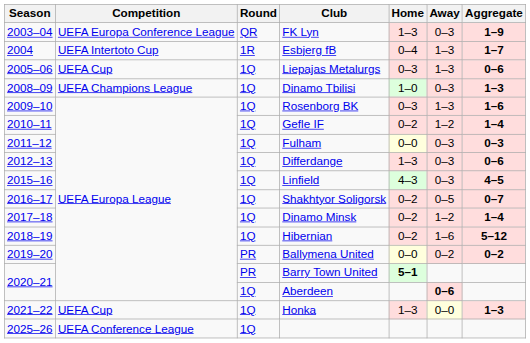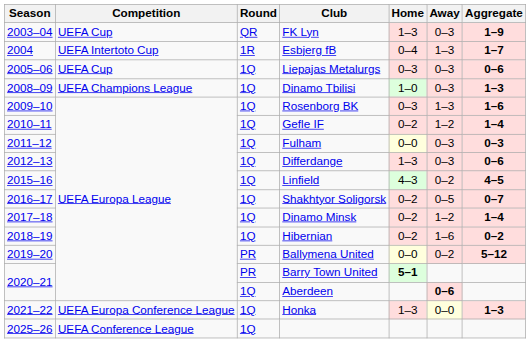(146, 32) UEFA Europa Conference League -> (85, 32) UEFA Cup
(445, 69) 1–3 -> (445, 69) 0–3
(445, 180) 0–3 -> (445, 180) 0–2
(494, 236) 5–12 -> (494, 236) 0–2
(494, 254) 0–2 -> (494, 254) 5–12
(85, 310) UEFA Cup -> (146, 310) UEFA Europa Conference League
